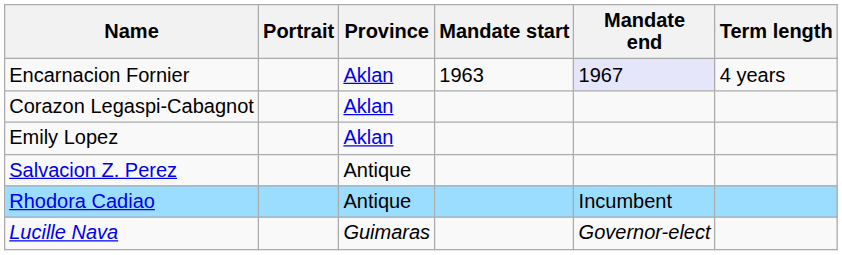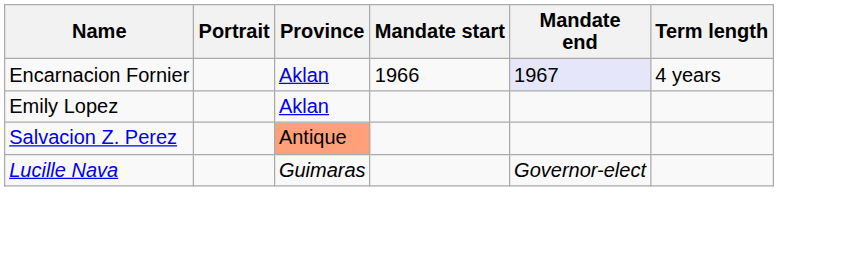(462, 74) 1963 -> (397, 74) 1966
- row: (132, 106)
(377, 169) no background -> (313, 138) lightsalmon background
- row: (82, 201)
